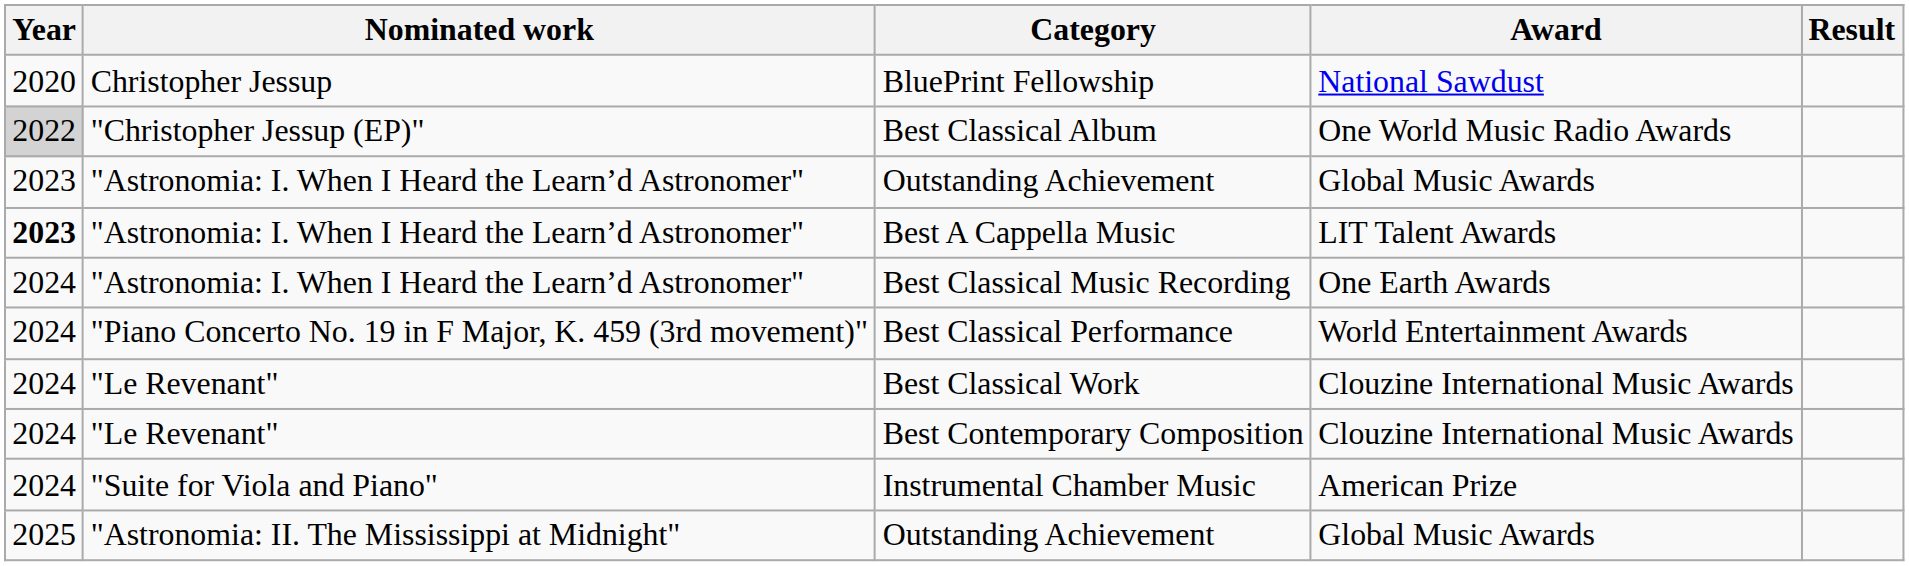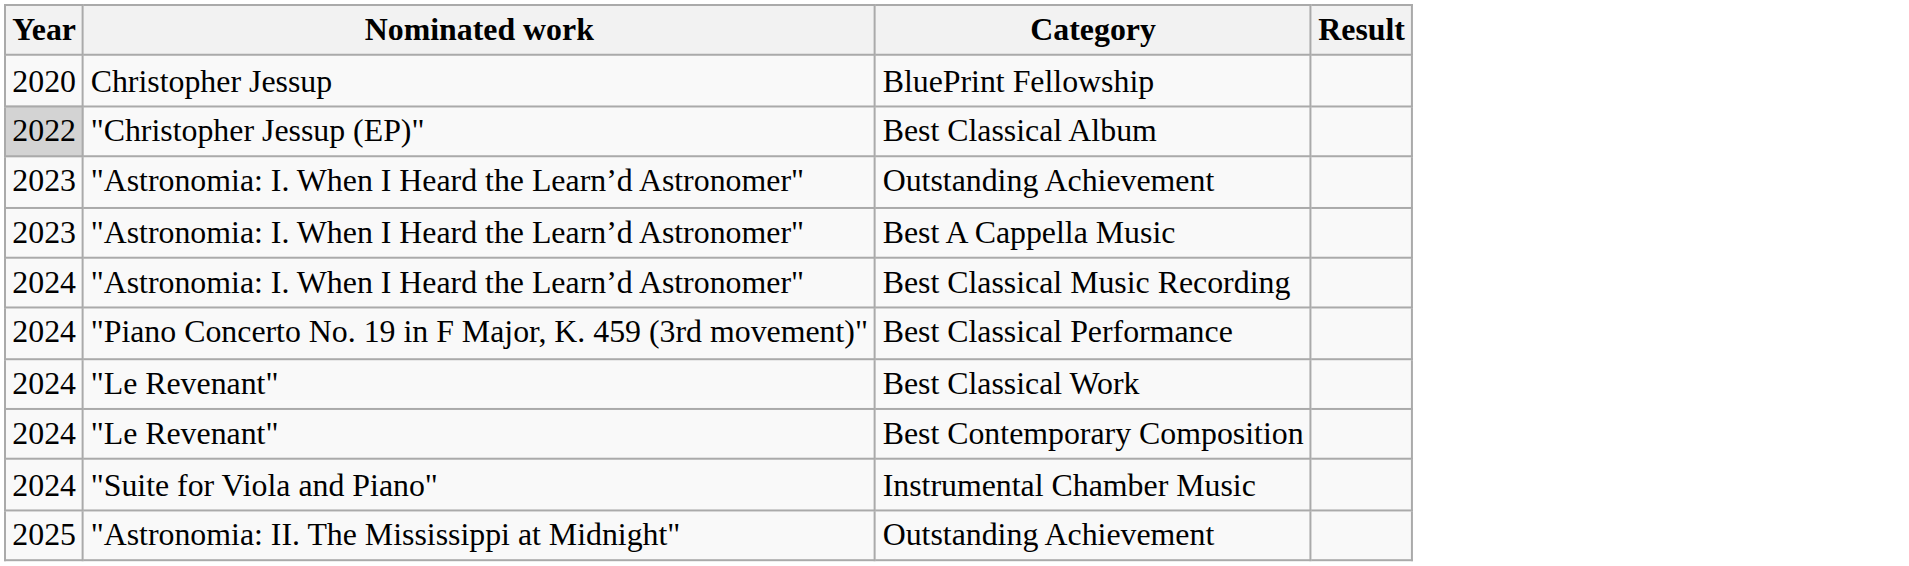- column: (1556, 29)
(44, 231) bold -> (44, 231) normal
